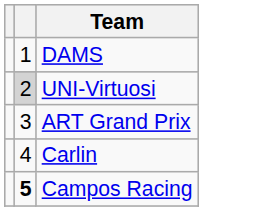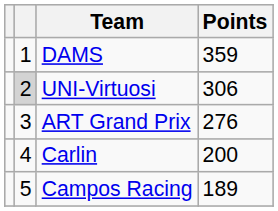+ column: (235, 21)
(26, 188) bold -> (26, 188) normal
